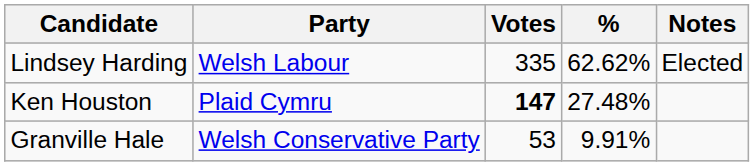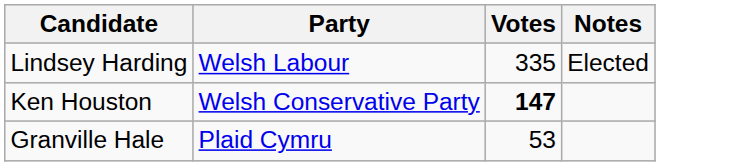- column: (609, 23)
(265, 101) Plaid Cymru -> (339, 101) Welsh Conservative Party
(339, 140) Welsh Conservative Party -> (265, 140) Plaid Cymru
